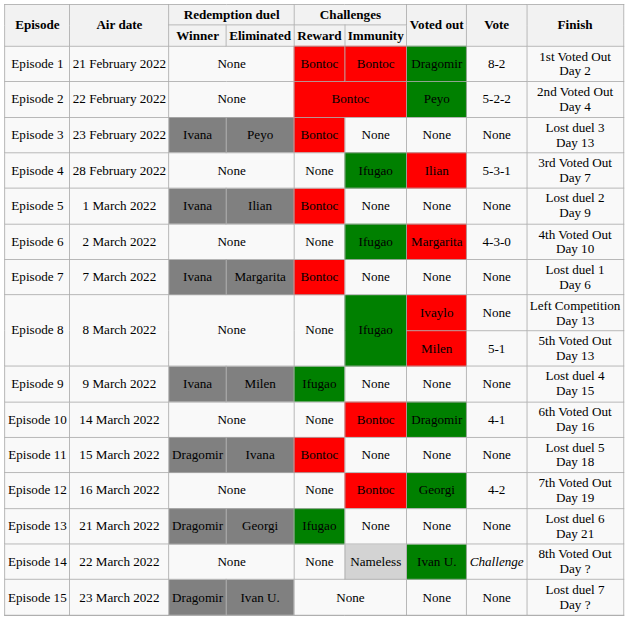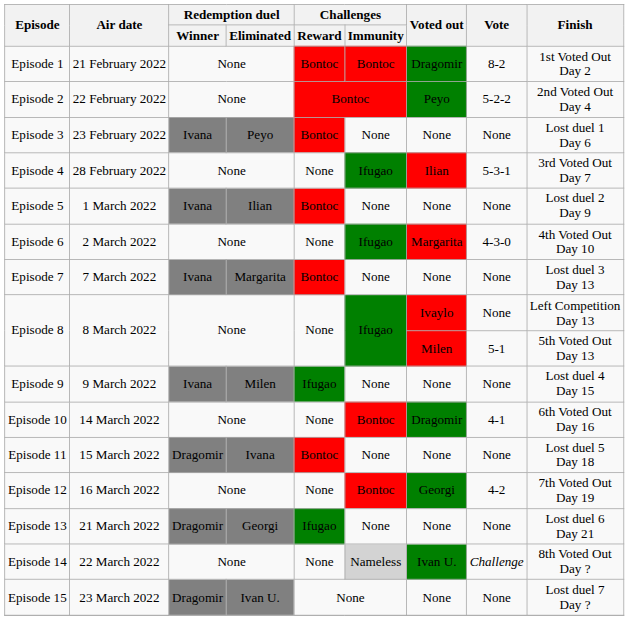(575, 135) Lost duel 3 Day 13 -> (575, 135) Lost duel 1 Day 6
(575, 277) Lost duel 1 Day 6 -> (575, 277) Lost duel 3 Day 13
